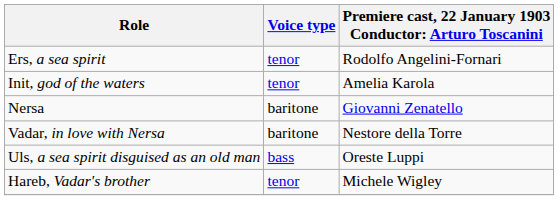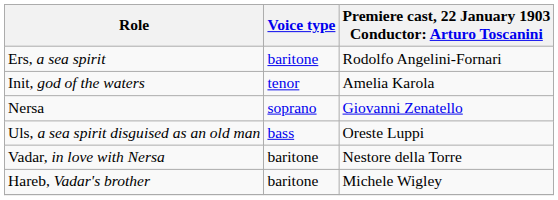(283, 58) tenor -> (293, 58) baritone
(293, 108) baritone -> (292, 108) soprano
rows swapped: (86, 132) <-> (134, 157)
(283, 181) tenor -> (293, 181) baritone
